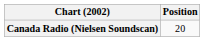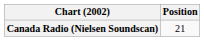(180, 28) 20 -> (180, 28) 21
